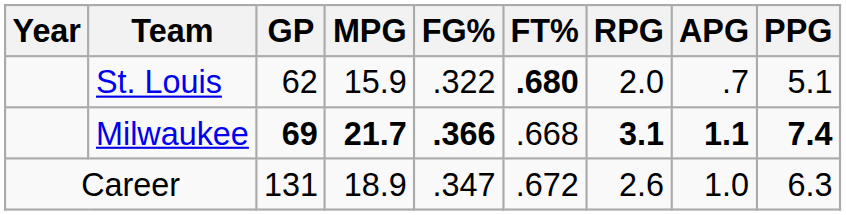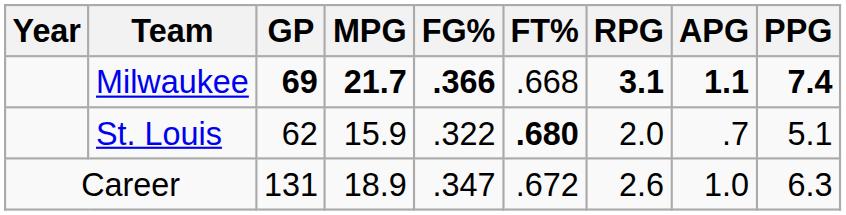rows swapped: (172, 133) <-> (159, 82)
